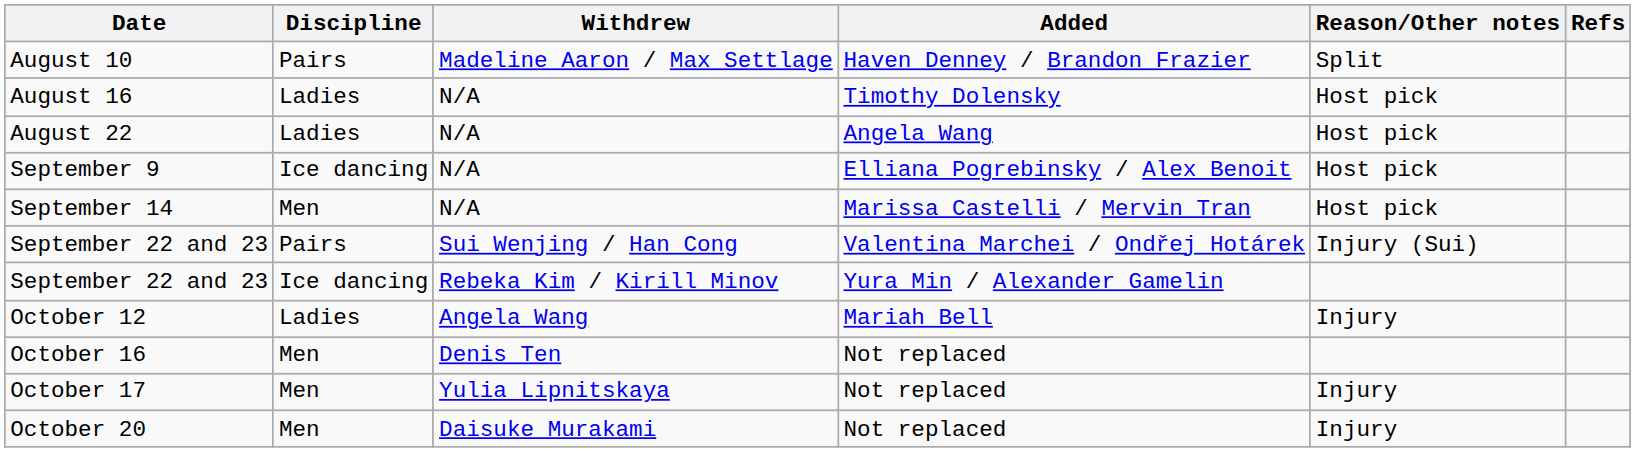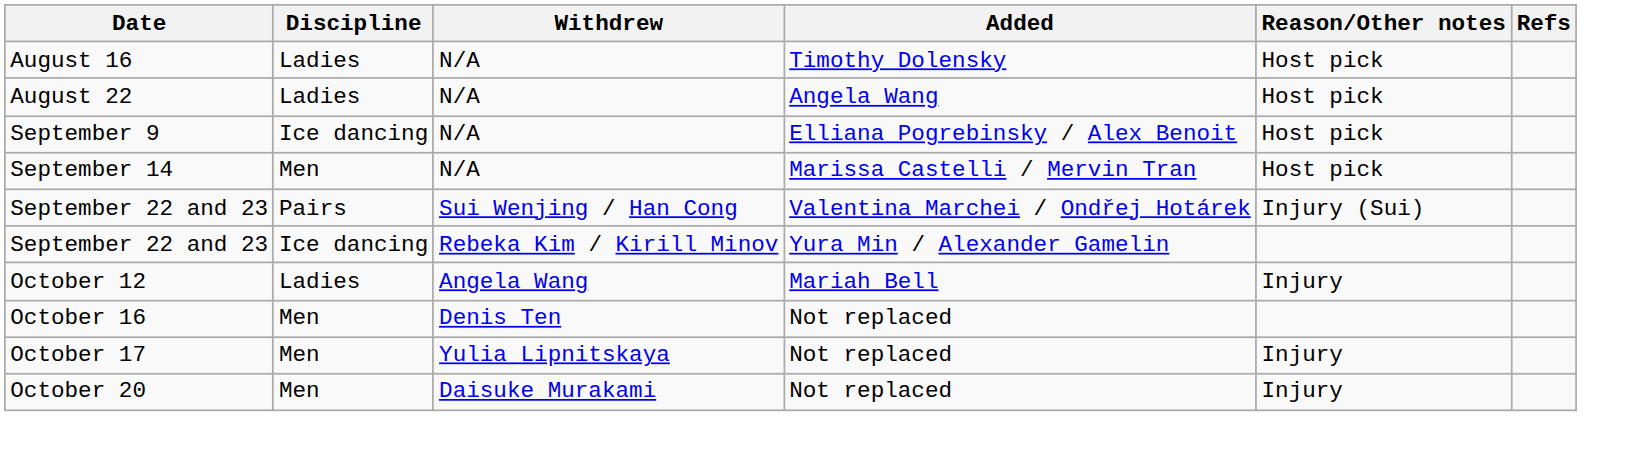- row: (71, 60)
